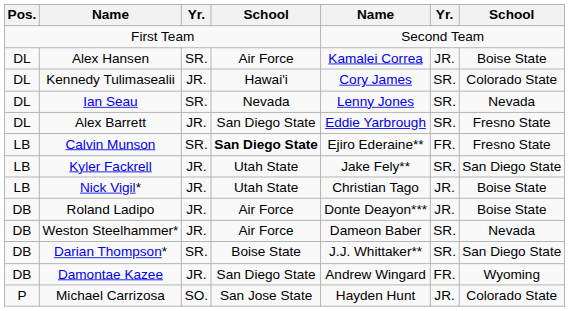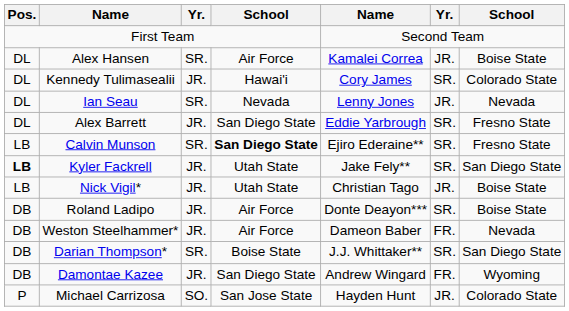(445, 101) SR. -> (445, 101) JR.
(445, 144) FR. -> (445, 144) SR.
(22, 166) normal -> (22, 166) bold
(445, 209) JR. -> (445, 209) SR.
(445, 230) SR. -> (445, 230) FR.
